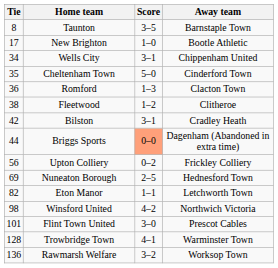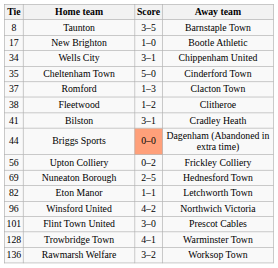(14, 89) 36 -> (14, 89) 37
(14, 120) 42 -> (14, 120) 41
(14, 208) 98 -> (14, 208) 96
